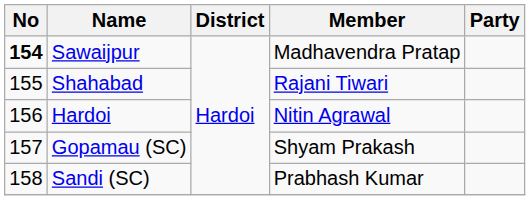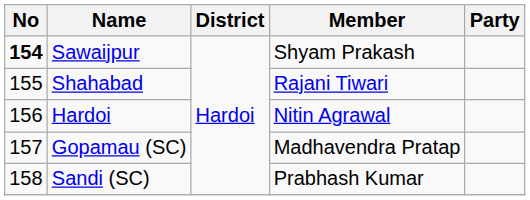(367, 52) Madhavendra Pratap -> (344, 52) Shyam Prakash
(344, 147) Shyam Prakash -> (367, 147) Madhavendra Pratap
